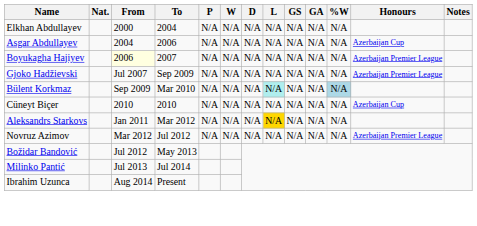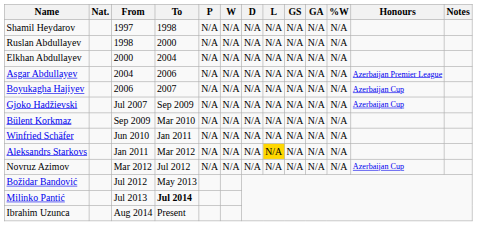+ row: (41, 27)
+ row: (44, 43)
(378, 43) Azerbaijan Cup -> (398, 74) Azerbaijan Premier League
(123, 58) lightyellow background -> (123, 89) no background
(398, 58) Azerbaijan Premier League -> (378, 89) Azerbaijan Cup
(398, 74) Azerbaijan Premier League -> (378, 105) Azerbaijan Cup
(274, 89) paleturquoise background -> (274, 120) no background
(339, 89) lightblue background -> (339, 120) no background
- row: (32, 105)
+ row: (40, 136)
(398, 136) Azerbaijan Premier League -> (378, 167) Azerbaijan Cup
(174, 167) normal -> (174, 197) bold
